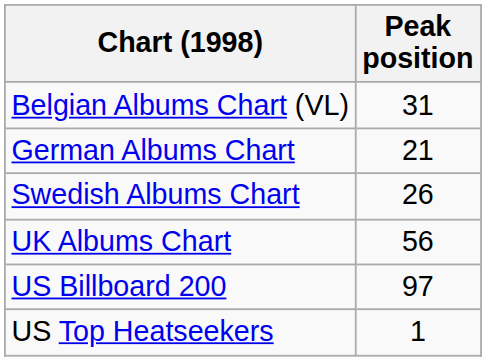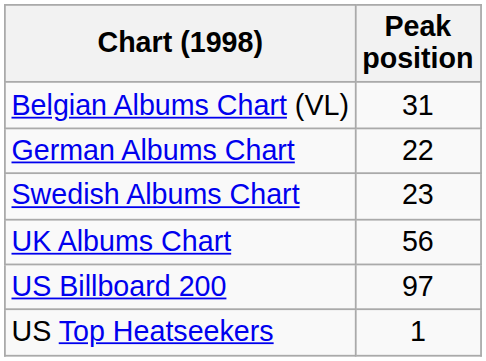(418, 150) 21 -> (418, 150) 22
(418, 195) 26 -> (418, 195) 23
